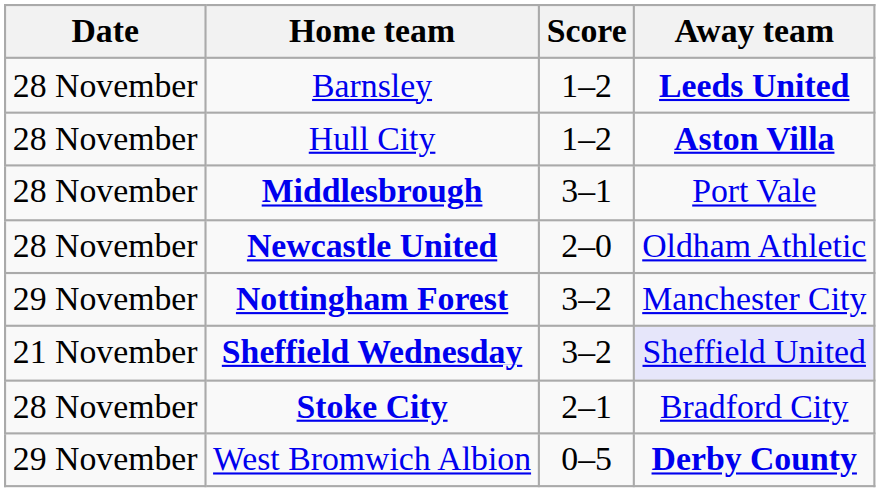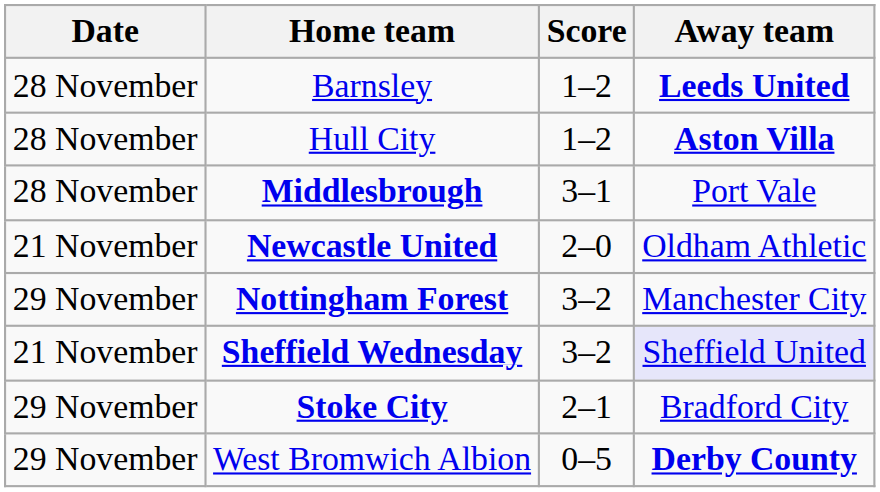(105, 245) 28 November -> (105, 245) 21 November
(105, 406) 28 November -> (105, 406) 29 November
